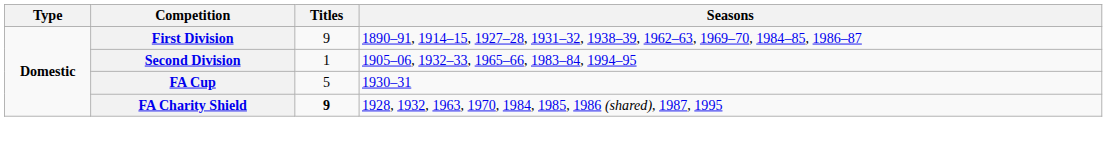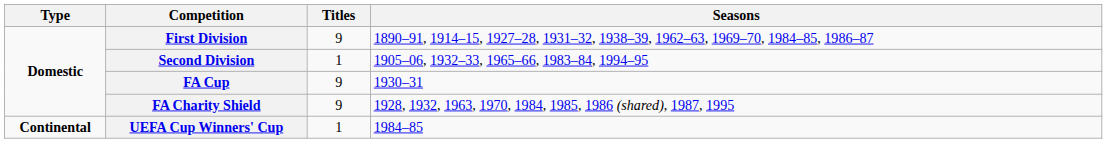(327, 82) 5 -> (339, 82) 9
(327, 104) bold -> (339, 104) normal
+ row: (206, 127)
